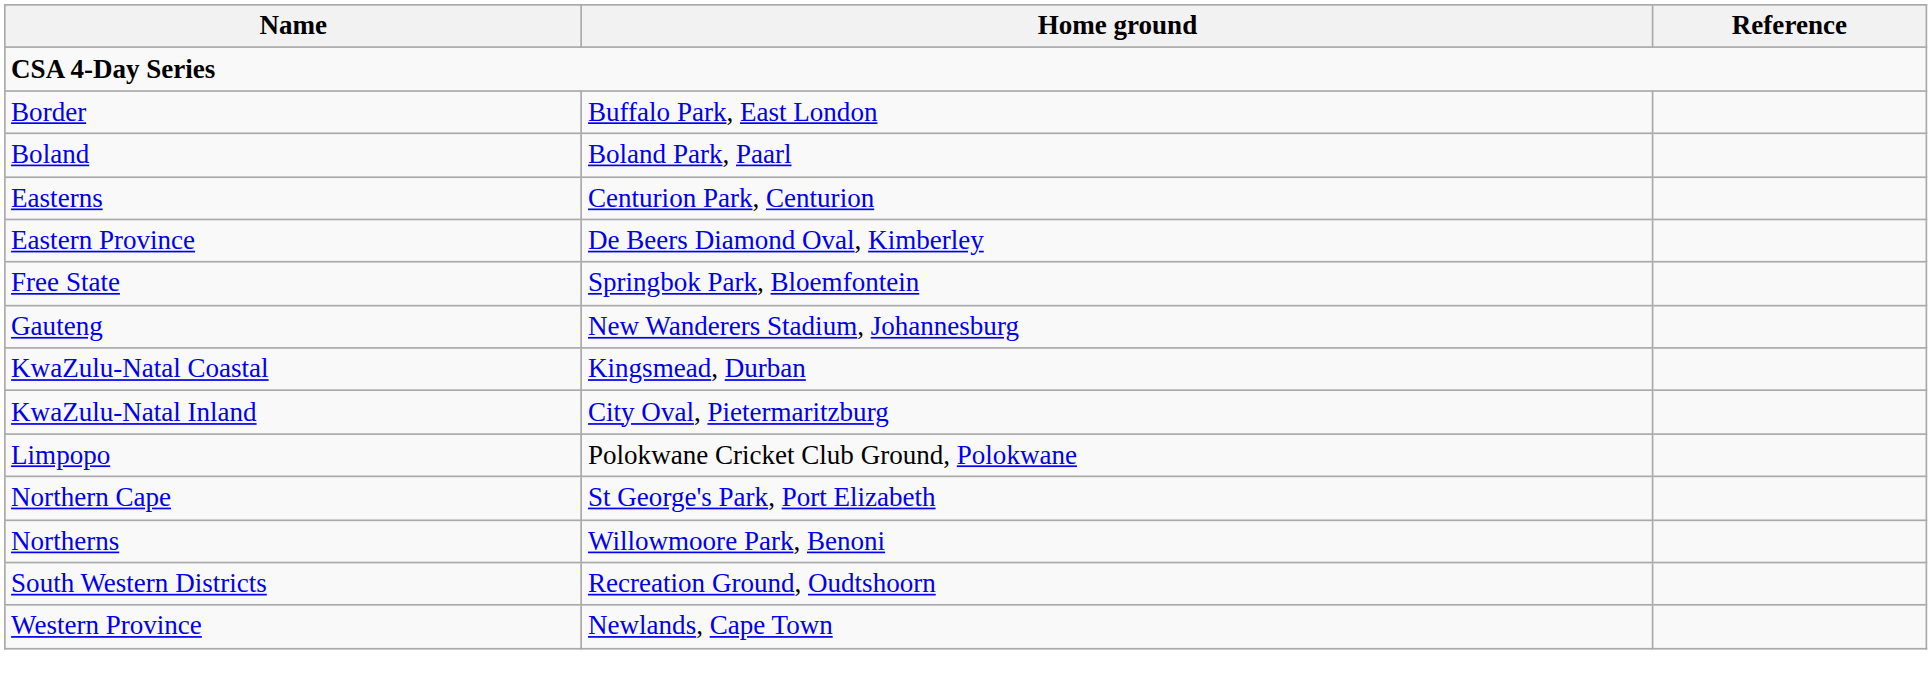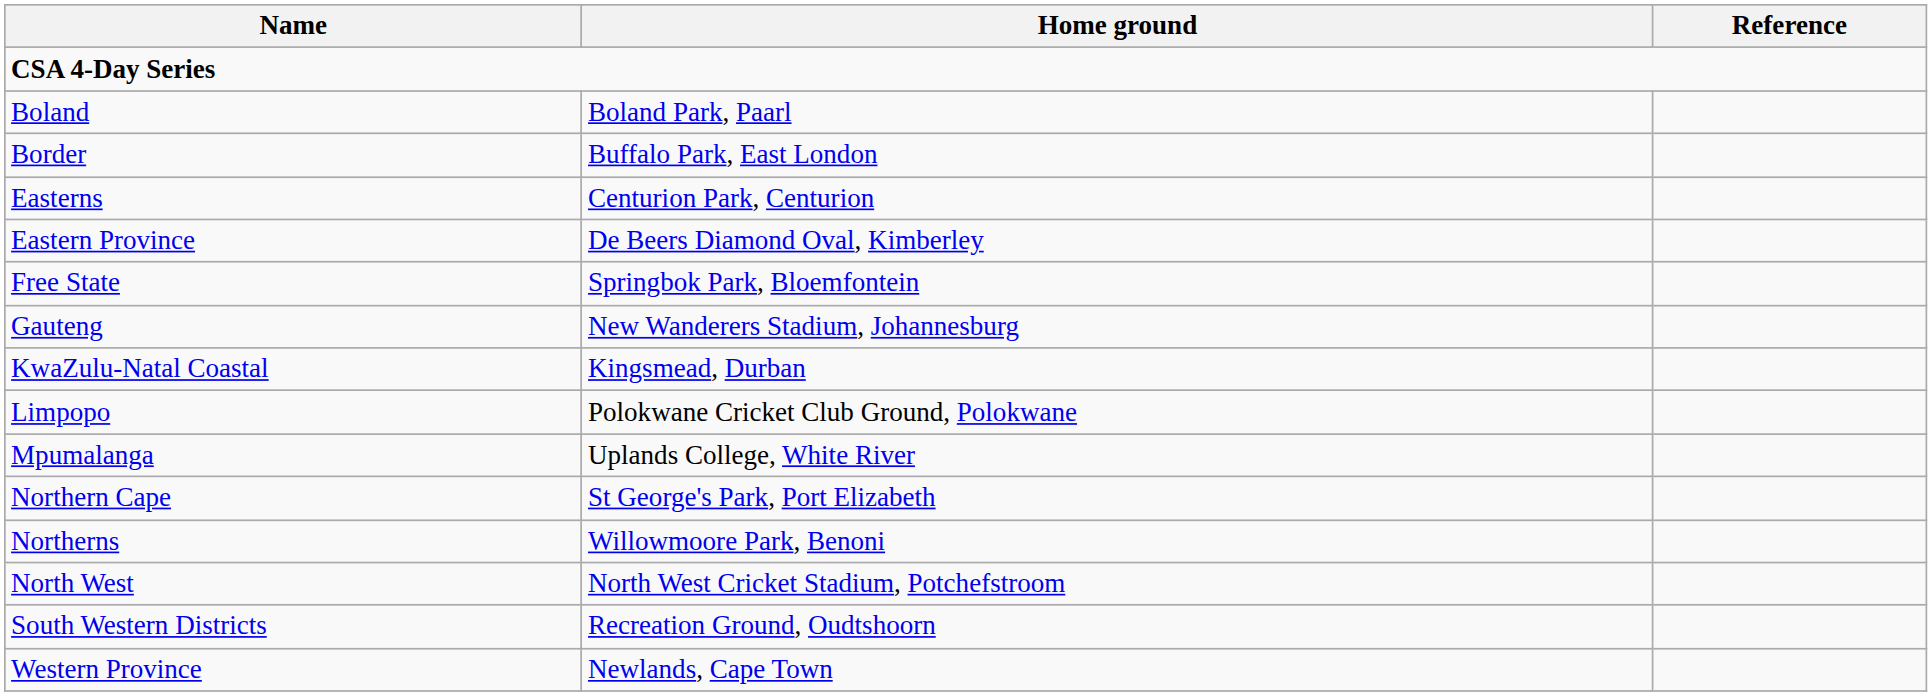rows swapped: (50, 154) <-> (49, 111)
- row: (134, 411)
+ row: (82, 454)
+ row: (72, 583)
